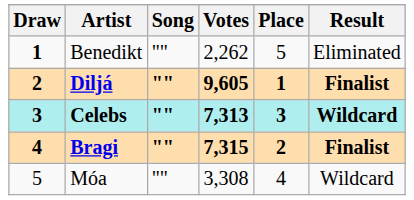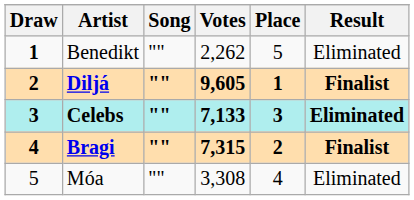(226, 115) 7,313 -> (223, 115) 7,133
(357, 115) Wildcard -> (357, 115) Eliminated
(357, 178) Wildcard -> (357, 178) Eliminated
